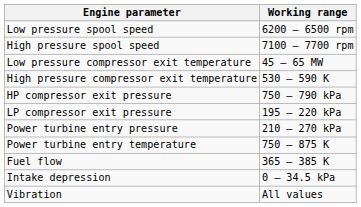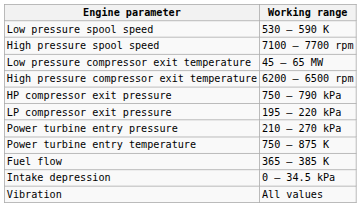(308, 29) 6200 – 6500 rpm -> (296, 29) 530 – 590 K
(296, 79) 530 – 590 K -> (308, 79) 6200 – 6500 rpm
